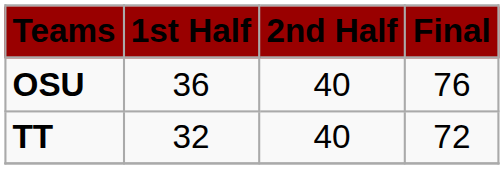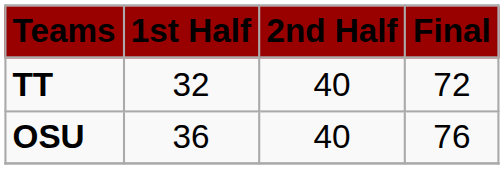rows swapped: (49, 83) <-> (33, 136)
